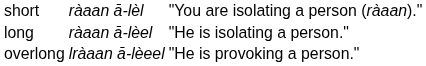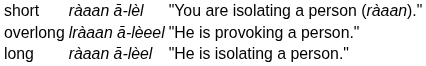rows swapped: (19, 32) <-> (34, 54)
